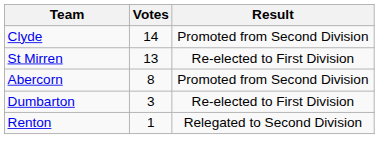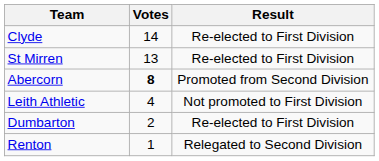(273, 36) Promoted from Second Division -> (273, 36) Re-elected to First Division
(151, 79) normal -> (151, 79) bold
+ row: (46, 101)
(151, 101) 3 -> (151, 123) 2
